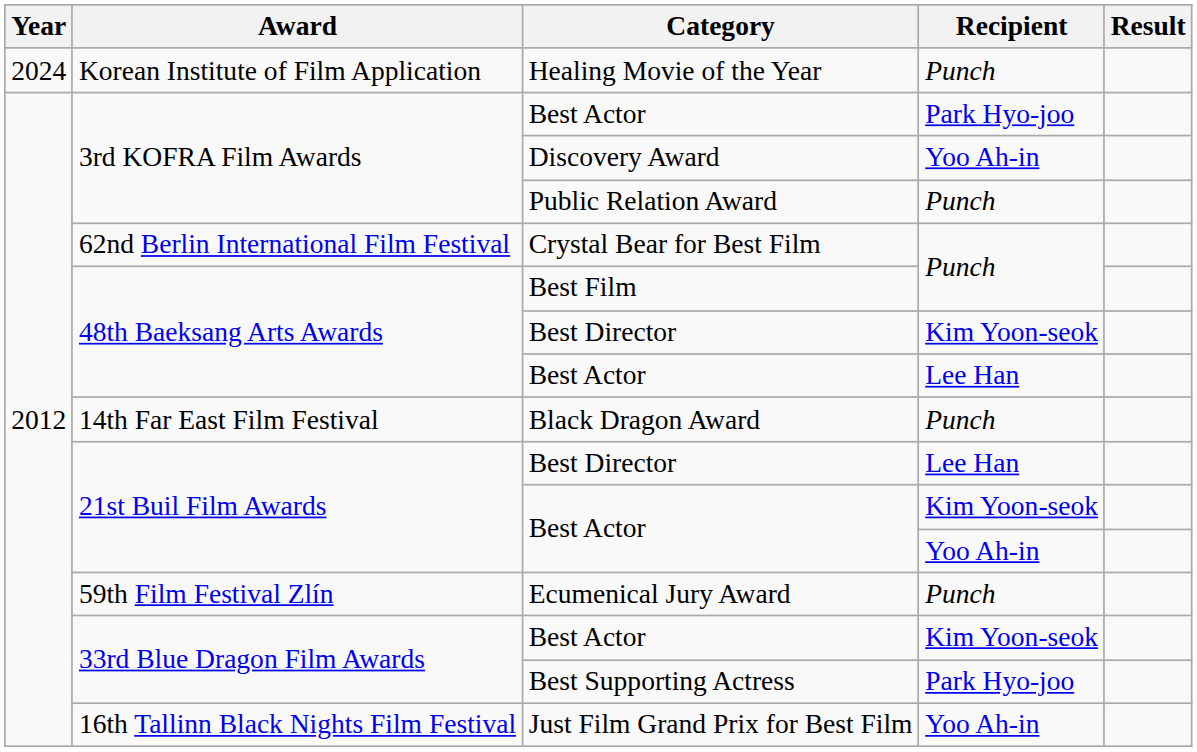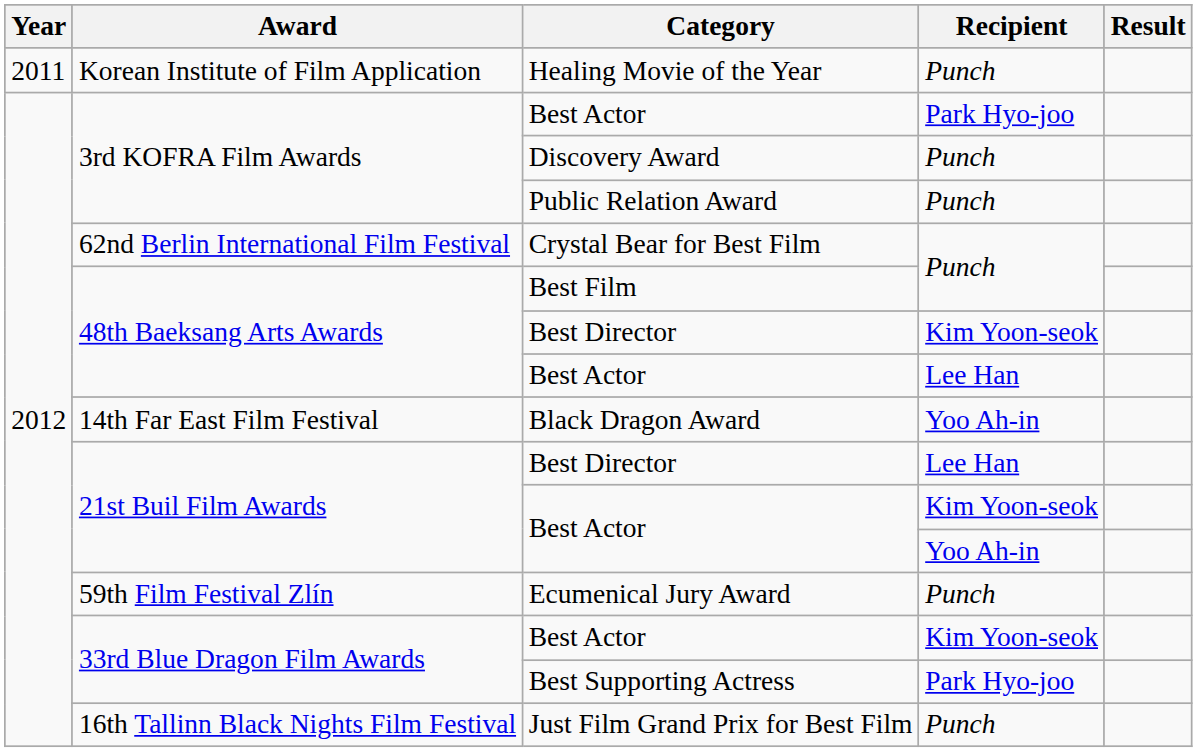(39, 69) 2024 -> (38, 69) 2011
(982, 157) Yoo Ah-in -> (960, 157) Punch
(960, 419) Punch -> (982, 419) Yoo Ah-in
(982, 724) Yoo Ah-in -> (960, 724) Punch
